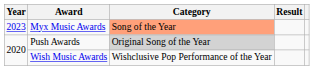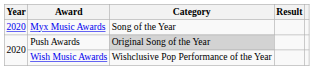(16, 27) 2023 -> (16, 27) 2020
(144, 27) lightsalmon background -> (144, 27) no background
